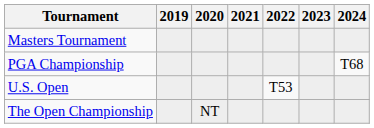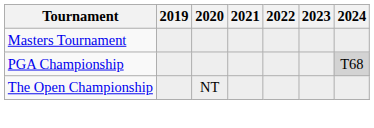(352, 64) no background -> (352, 64) lightgrey background
- row: (38, 88)
